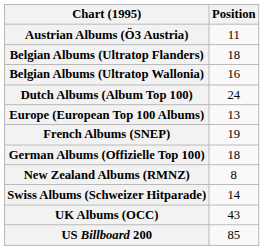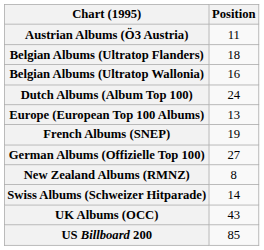(234, 154) 18 -> (234, 154) 27
